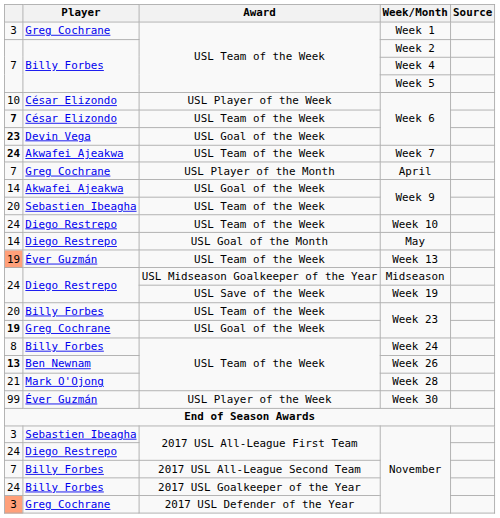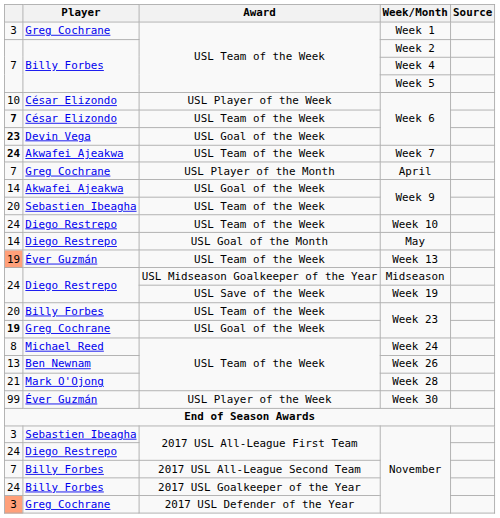(65, 347) Billy Forbes -> (65, 347) Michael Reed
(14, 364) bold -> (14, 364) normal
